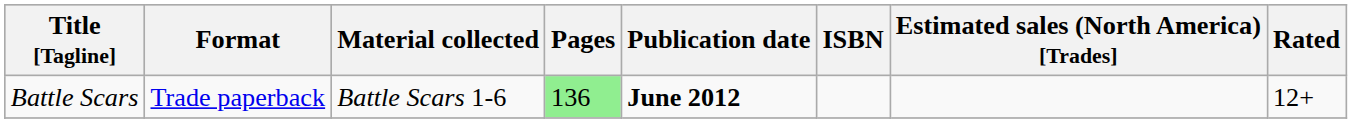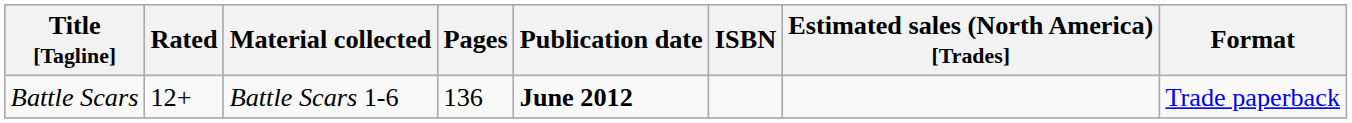columns swapped: (238, 40) <-> (1307, 40)
(571, 96) lightgreen background -> (463, 96) no background
